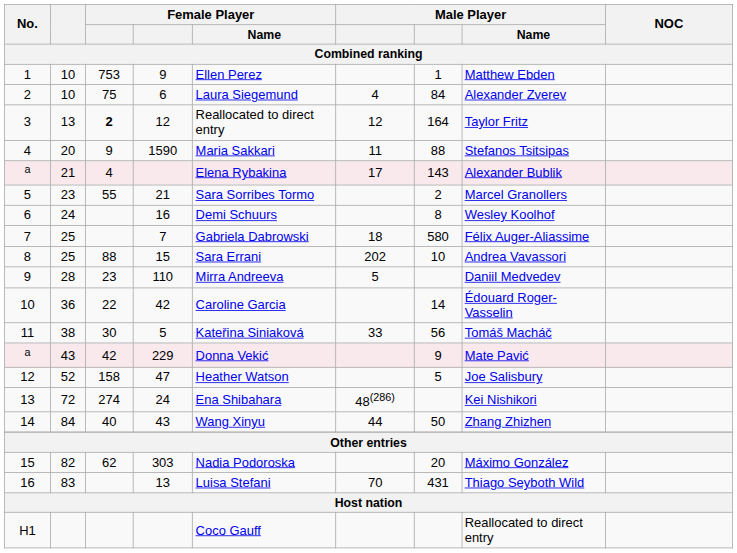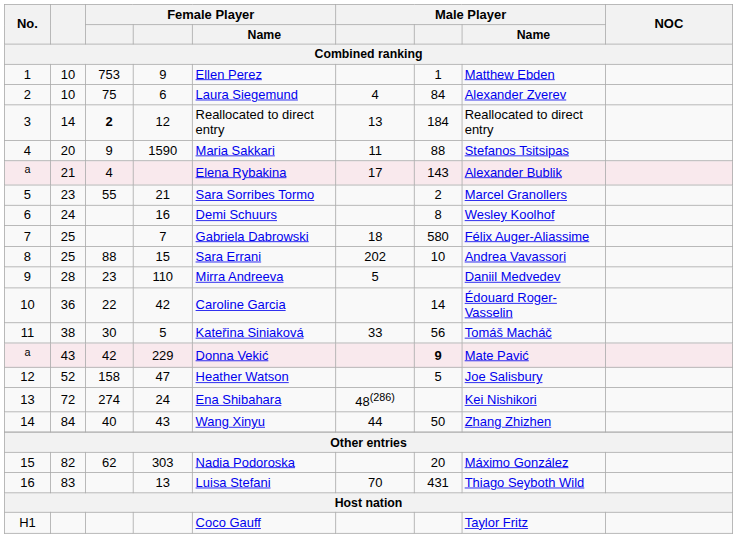(68, 122) 13 -> (68, 122) 14
(375, 122) 12 -> (375, 122) 13
(438, 122) 164 -> (438, 122) 184
(496, 122) Taylor Fritz -> (524, 122) Reallocated to direct entry
(438, 355) normal -> (438, 355) bold
(524, 530) Reallocated to direct entry -> (496, 522) Taylor Fritz
